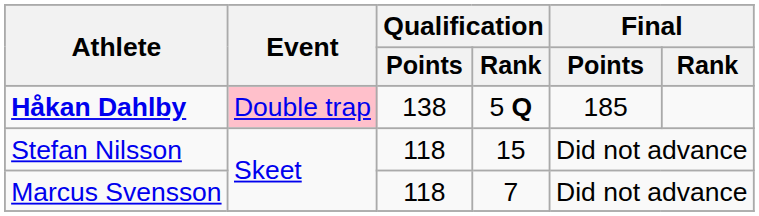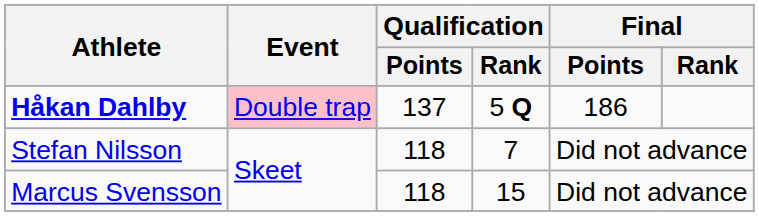(424, 108) 138 -> (424, 108) 137
(606, 108) 185 -> (606, 108) 186
(511, 149) 15 -> (511, 149) 7
(511, 191) 7 -> (511, 191) 15
